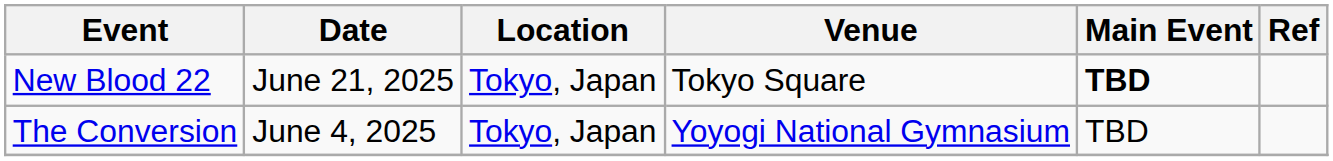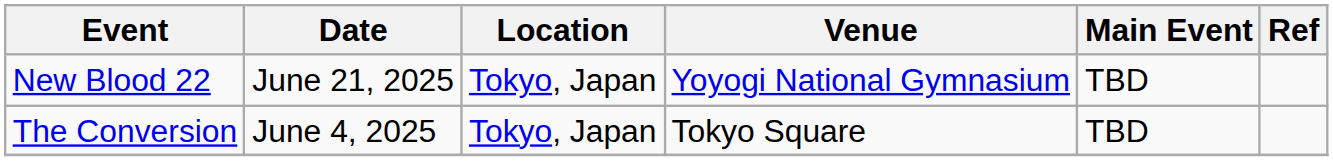(769, 80) Tokyo Square -> (871, 80) Yoyogi National Gymnasium
(1118, 80) bold -> (1117, 80) normal
(871, 130) Yoyogi National Gymnasium -> (769, 130) Tokyo Square
